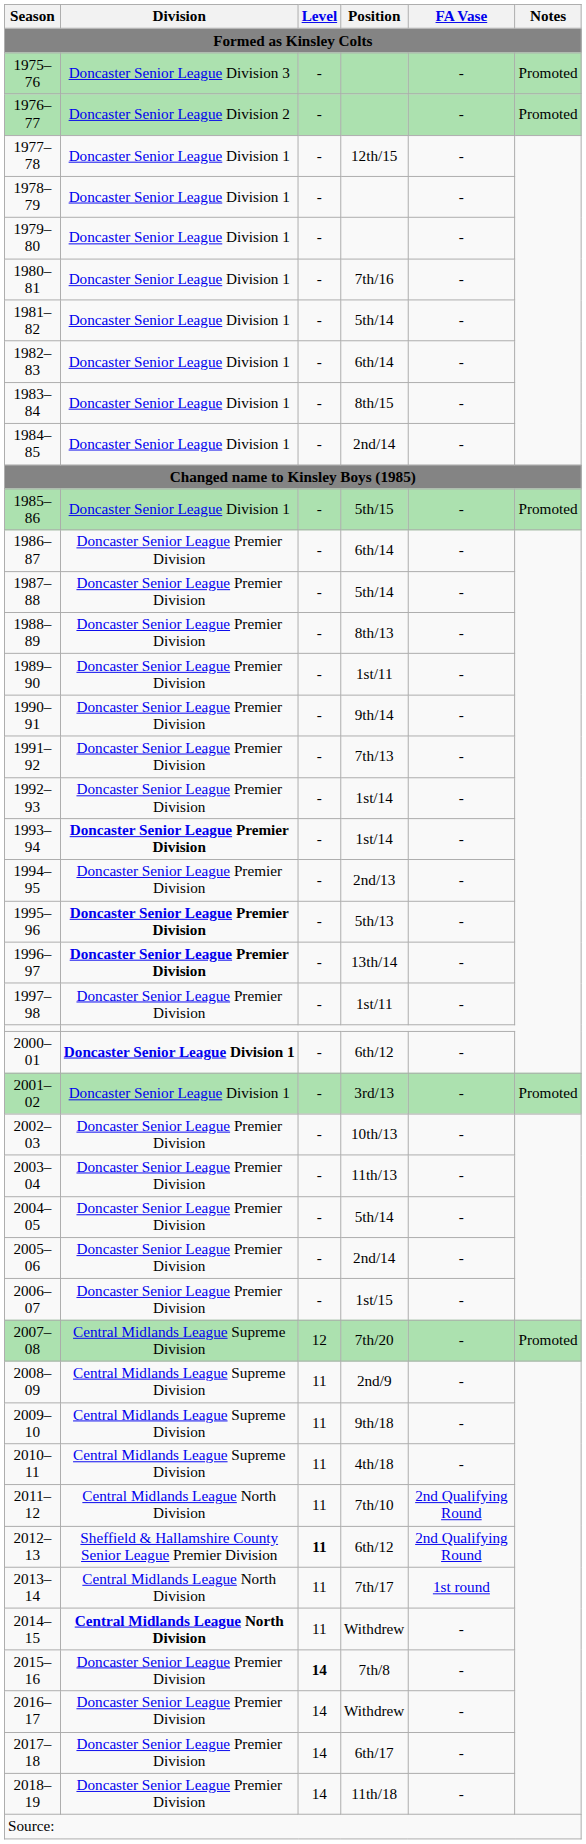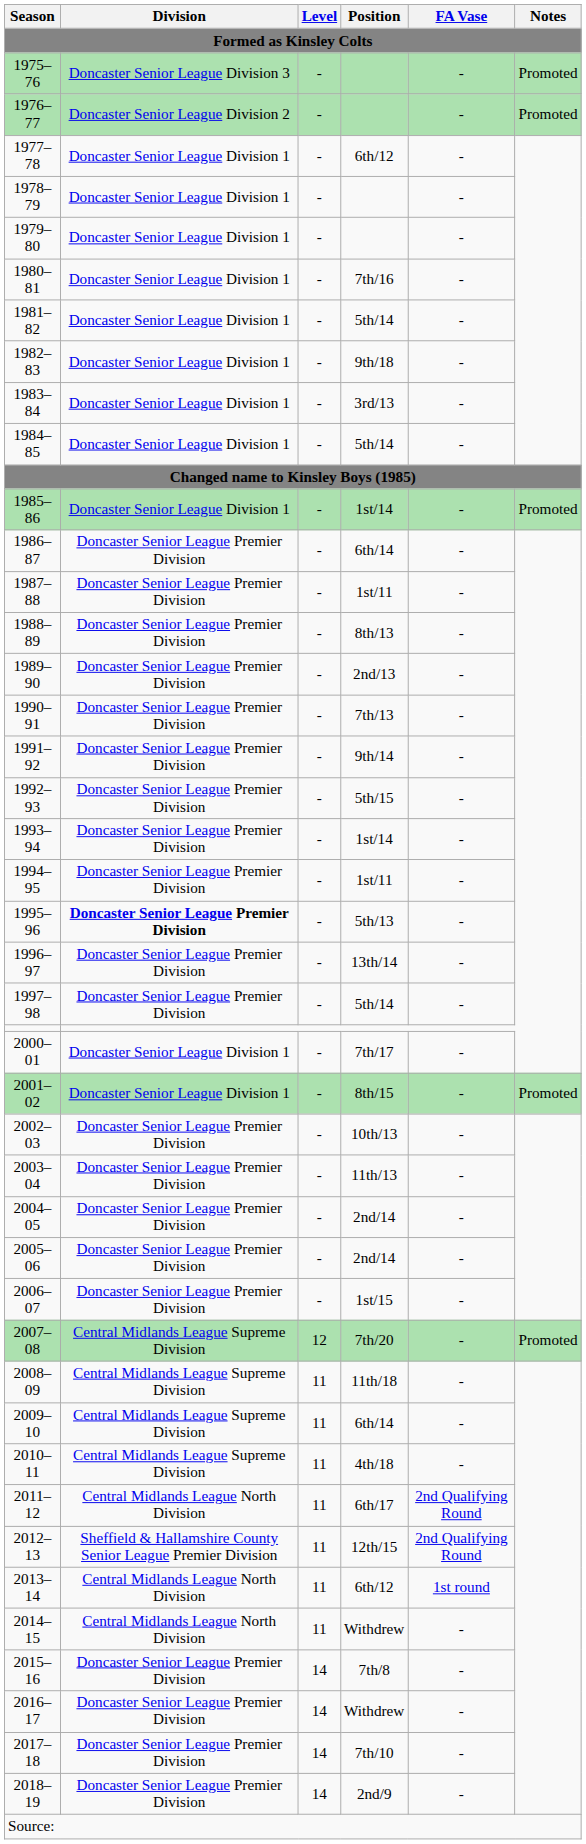(374, 155) 12th/15 -> (374, 155) 6th/12
(374, 361) 6th/14 -> (374, 361) 9th/18
(374, 402) 8th/15 -> (374, 402) 3rd/13
(374, 444) 2nd/14 -> (374, 444) 5th/14
(374, 509) 5th/15 -> (374, 509) 1st/14
(374, 591) 5th/14 -> (374, 591) 1st/11
(374, 674) 1st/11 -> (374, 674) 2nd/13
(374, 715) 9th/14 -> (374, 715) 7th/13
(374, 756) 7th/13 -> (374, 756) 9th/14
(374, 797) 1st/14 -> (374, 797) 5th/15
(179, 839) bold -> (179, 839) normal
(374, 880) 2nd/13 -> (374, 880) 1st/11
(179, 962) bold -> (179, 962) normal
(374, 1003) 1st/11 -> (374, 1003) 5th/14
(179, 1052) bold -> (179, 1052) normal
(374, 1052) 6th/12 -> (374, 1052) 7th/17
(374, 1093) 3rd/13 -> (374, 1093) 8th/15
(374, 1216) 5th/14 -> (374, 1216) 2nd/14
(374, 1381) 2nd/9 -> (374, 1381) 11th/18
(374, 1423) 9th/18 -> (374, 1423) 6th/14
(374, 1505) 7th/10 -> (374, 1505) 6th/17
(319, 1546) bold -> (319, 1546) normal
(374, 1546) 6th/12 -> (374, 1546) 12th/15
(374, 1587) 7th/17 -> (374, 1587) 6th/12
(179, 1629) bold -> (179, 1629) normal
(319, 1670) bold -> (319, 1670) normal
(374, 1752) 6th/17 -> (374, 1752) 7th/10
(374, 1793) 11th/18 -> (374, 1793) 2nd/9
